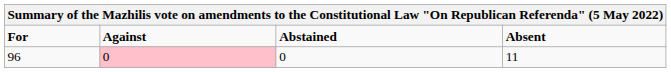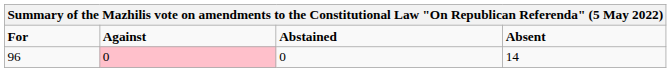(512, 57) 11 -> (512, 57) 14
